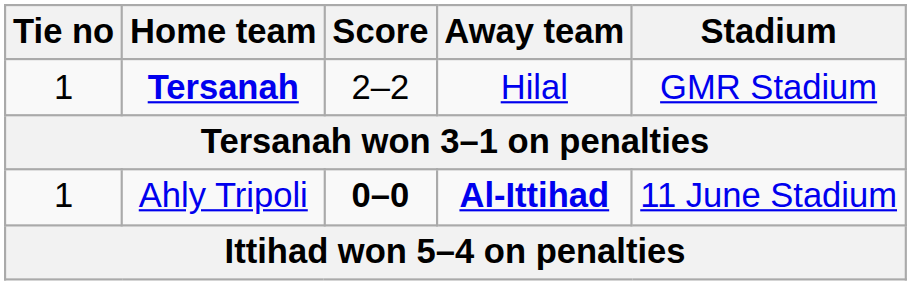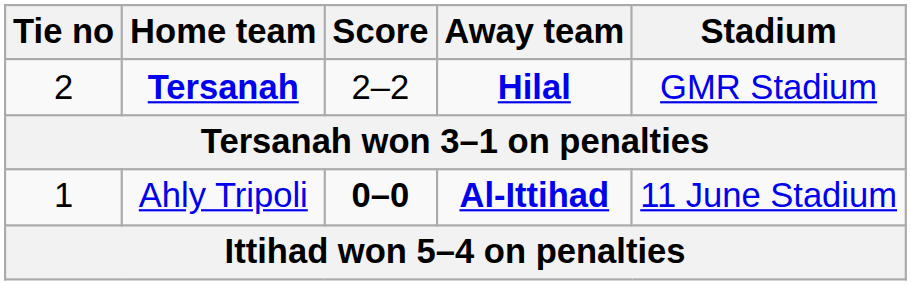(64, 86) 1 -> (64, 86) 2
(534, 86) normal -> (534, 86) bold
